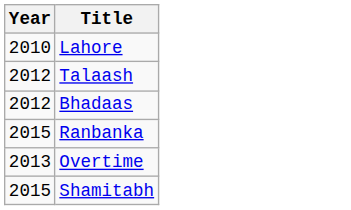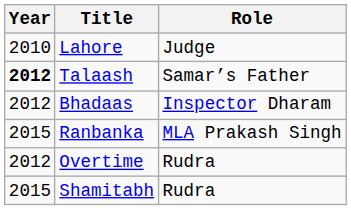+ column: (252, 19)
(30, 76) normal -> (30, 76) bold
(30, 162) 2013 -> (30, 162) 2012
